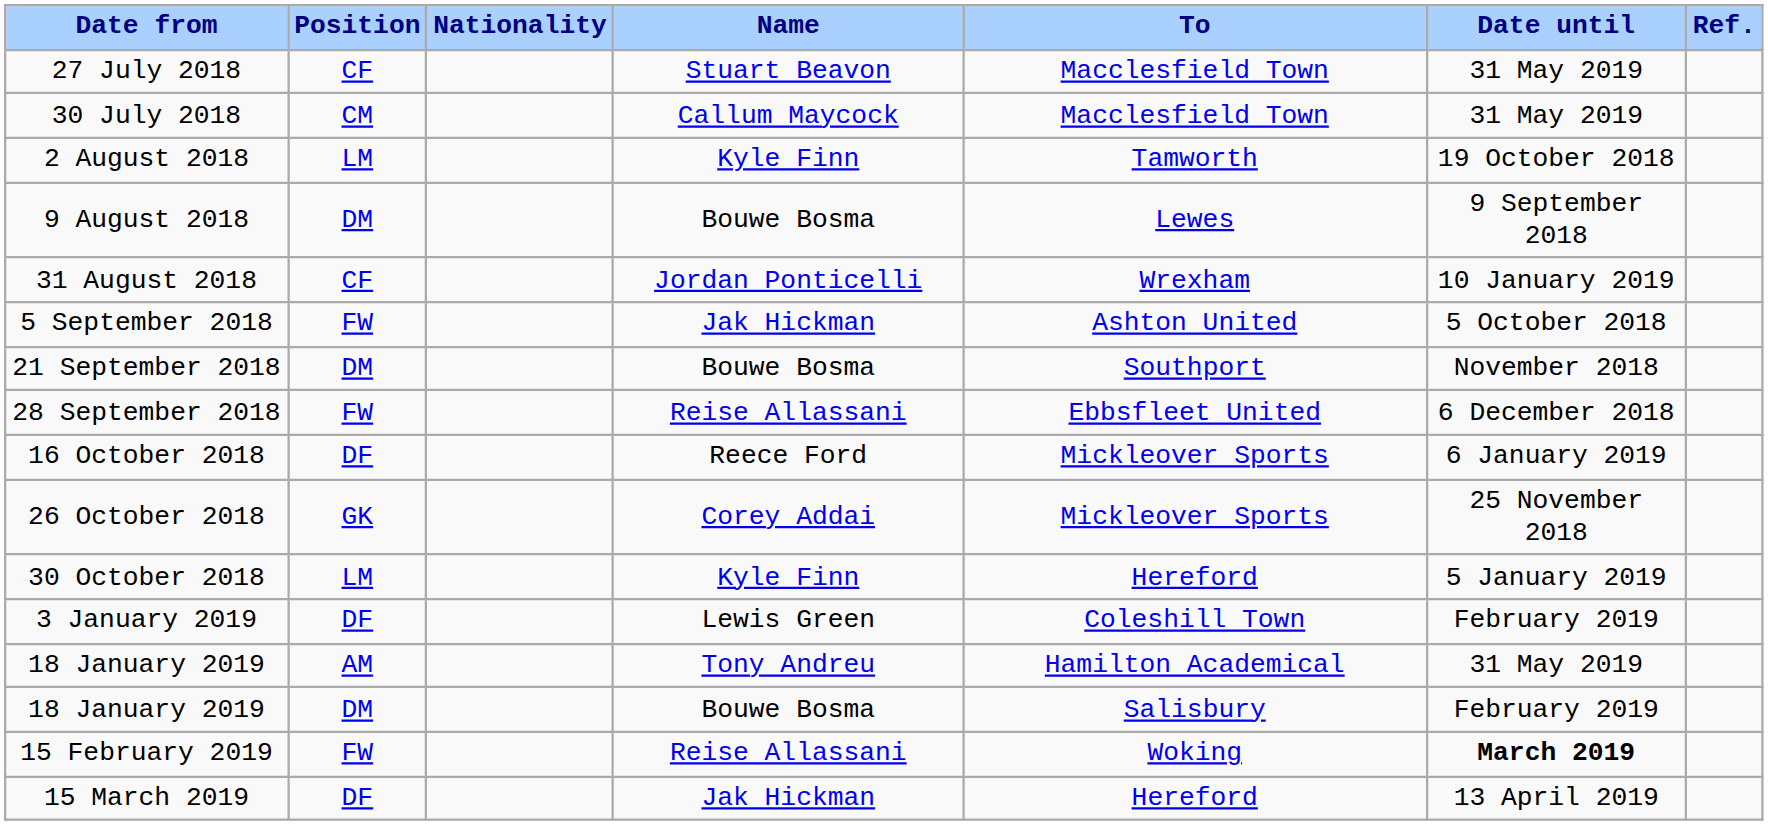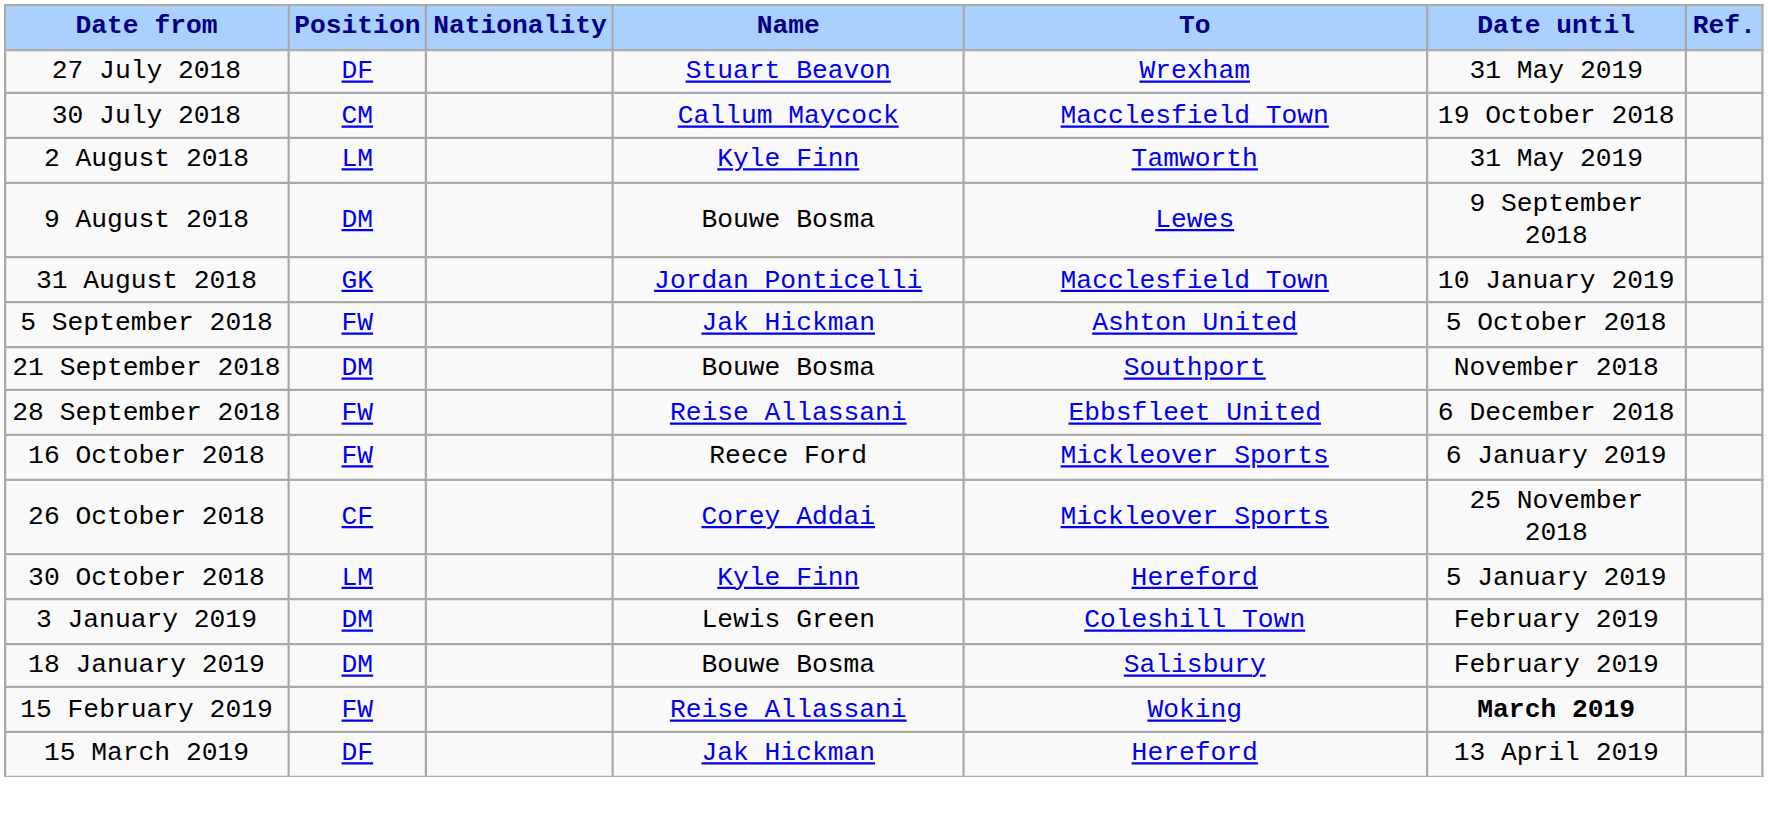(357, 71) CF -> (357, 71) DF
(1195, 71) Macclesfield Town -> (1195, 71) Wrexham
(1556, 115) 31 May 2019 -> (1556, 115) 19 October 2018
(1556, 160) 19 October 2018 -> (1556, 160) 31 May 2019
(357, 280) CF -> (357, 280) GK
(1195, 280) Wrexham -> (1195, 280) Macclesfield Town
(357, 456) DF -> (357, 456) FW
(357, 516) GK -> (357, 516) CF
(357, 621) DF -> (357, 621) DM
- row: (146, 665)
